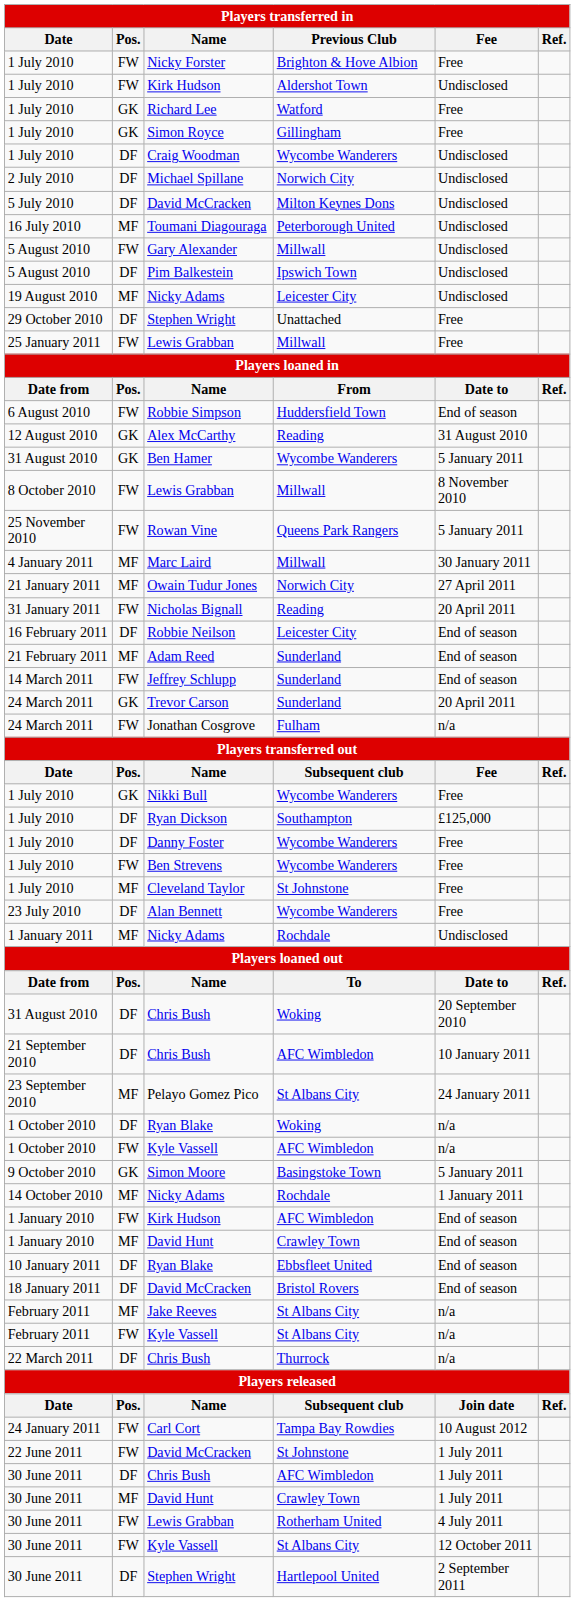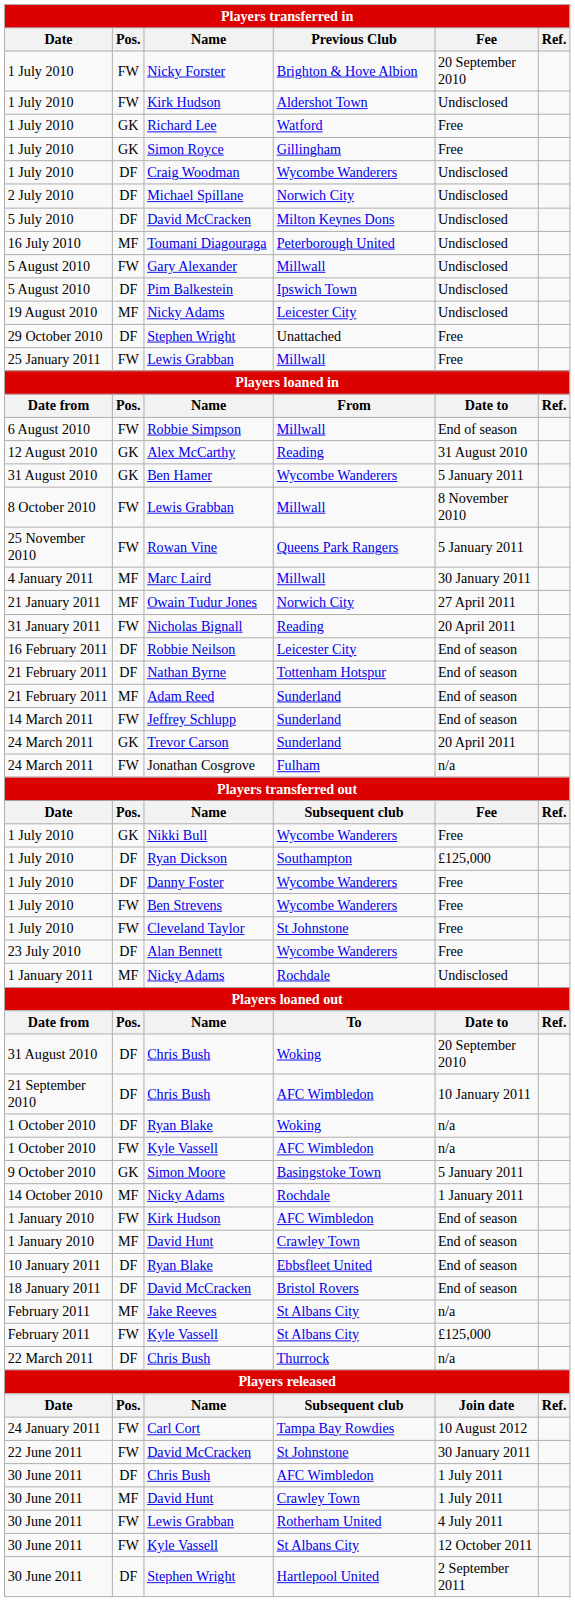(450, 62) Free -> (477, 71) 20 September 2010
(331, 412) Huddersfield Town -> (301, 429) Millwall
+ row: (58, 672)
(128, 888) MF -> (128, 928) FW
- row: (47, 1093)
(447, 1335) n/a -> (464, 1335) £125,000
(471, 1451) 1 July 2011 -> (484, 1451) 30 January 2011
